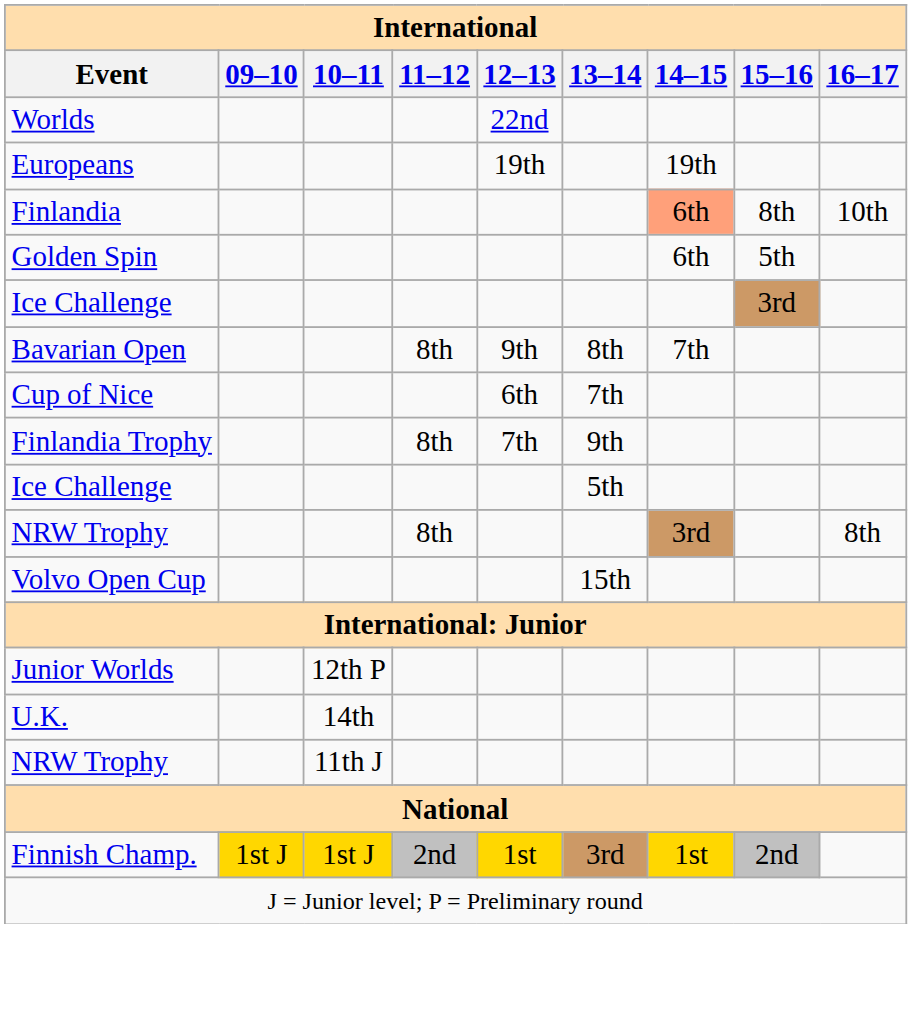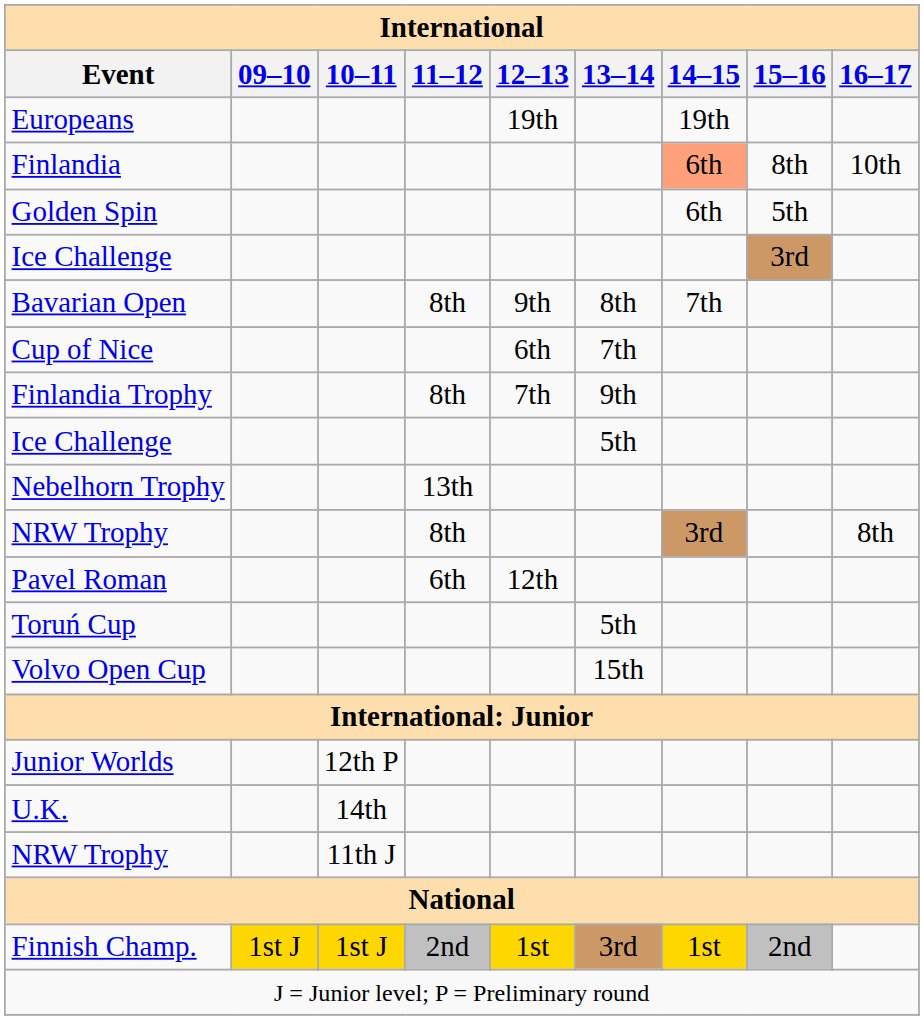- row: (53, 119)
+ row: (118, 486)
+ row: (89, 578)
+ row: (74, 624)
